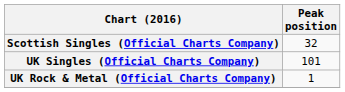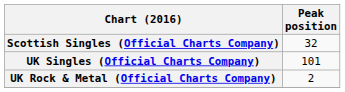(311, 78) 1 -> (311, 78) 2
